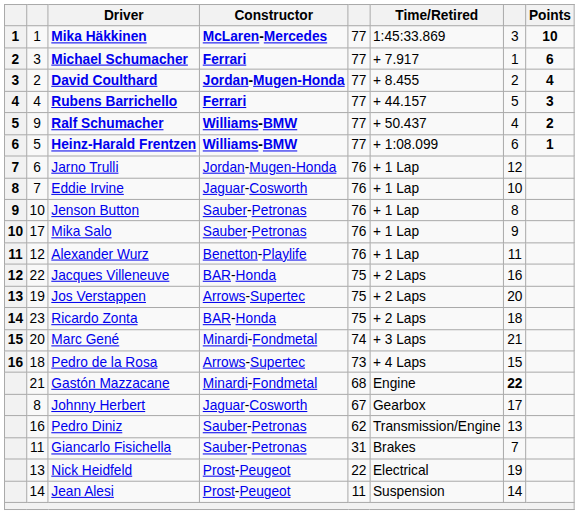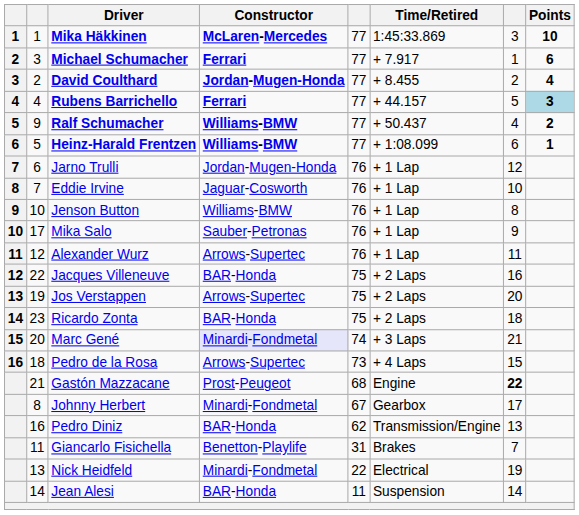(550, 102) no background -> (550, 102) lightblue background
(255, 210) Sauber-Petronas -> (247, 210) Williams-BMW
(255, 253) Benetton-Playlife -> (254, 253) Arrows-Supertec
(260, 340) no background -> (260, 340) lavender background
(260, 383) Minardi-Fondmetal -> (247, 383) Prost-Peugeot
(255, 405) Jaguar-Cosworth -> (260, 405) Minardi-Fondmetal
(255, 426) Sauber-Petronas -> (239, 426) BAR-Honda
(255, 448) Sauber-Petronas -> (255, 448) Benetton-Playlife
(247, 470) Prost-Peugeot -> (260, 470) Minardi-Fondmetal
(247, 491) Prost-Peugeot -> (239, 491) BAR-Honda
